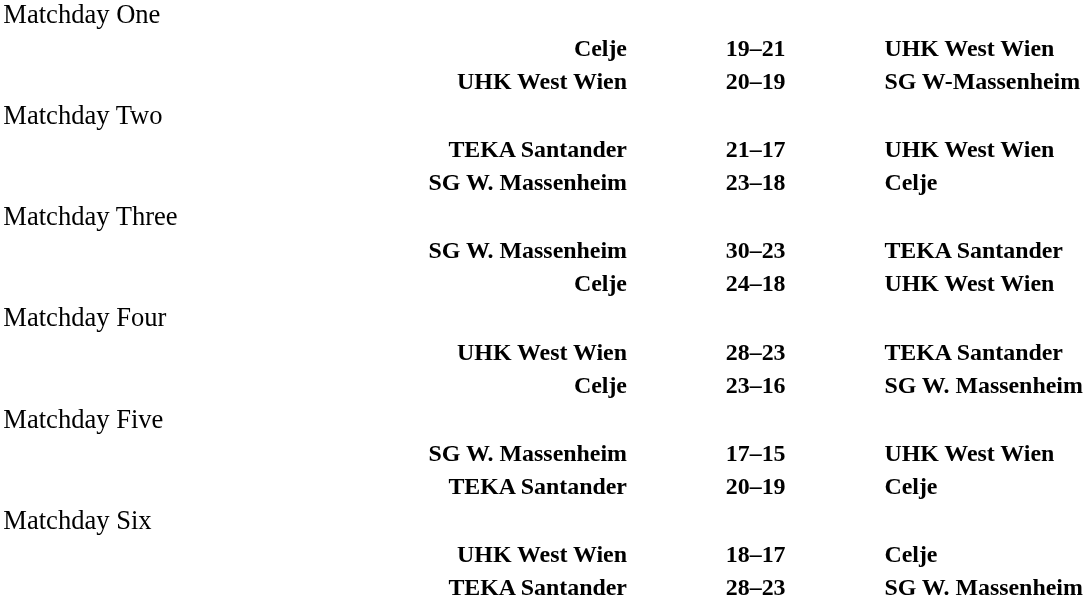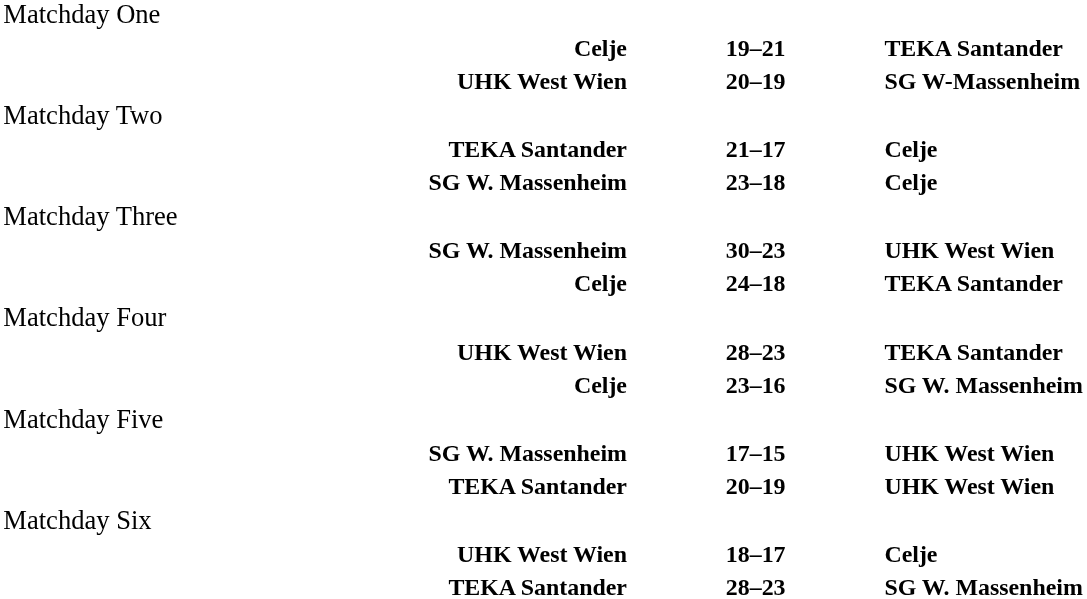(969, 47) UHK West Wien -> (974, 47) TEKA Santander
(969, 149) UHK West Wien -> (911, 149) Celje
(974, 250) TEKA Santander -> (969, 250) UHK West Wien
(969, 283) UHK West Wien -> (974, 283) TEKA Santander
(911, 486) Celje -> (969, 486) UHK West Wien
